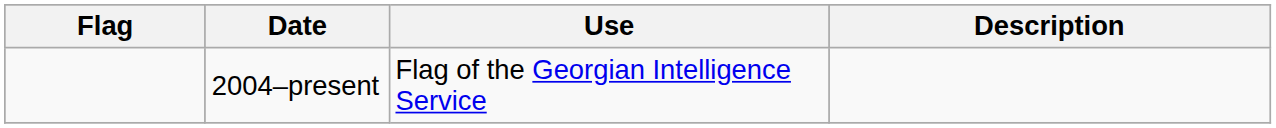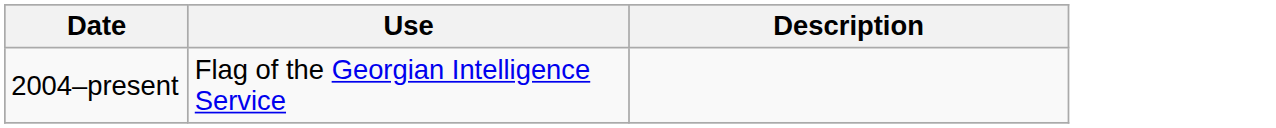- column: (105, 26)
